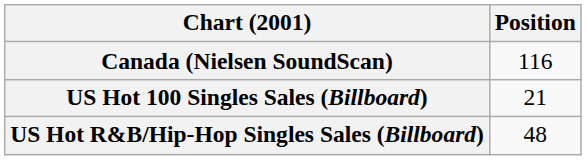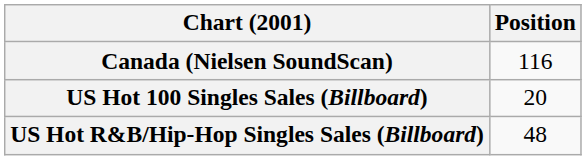(535, 97) 21 -> (535, 97) 20
